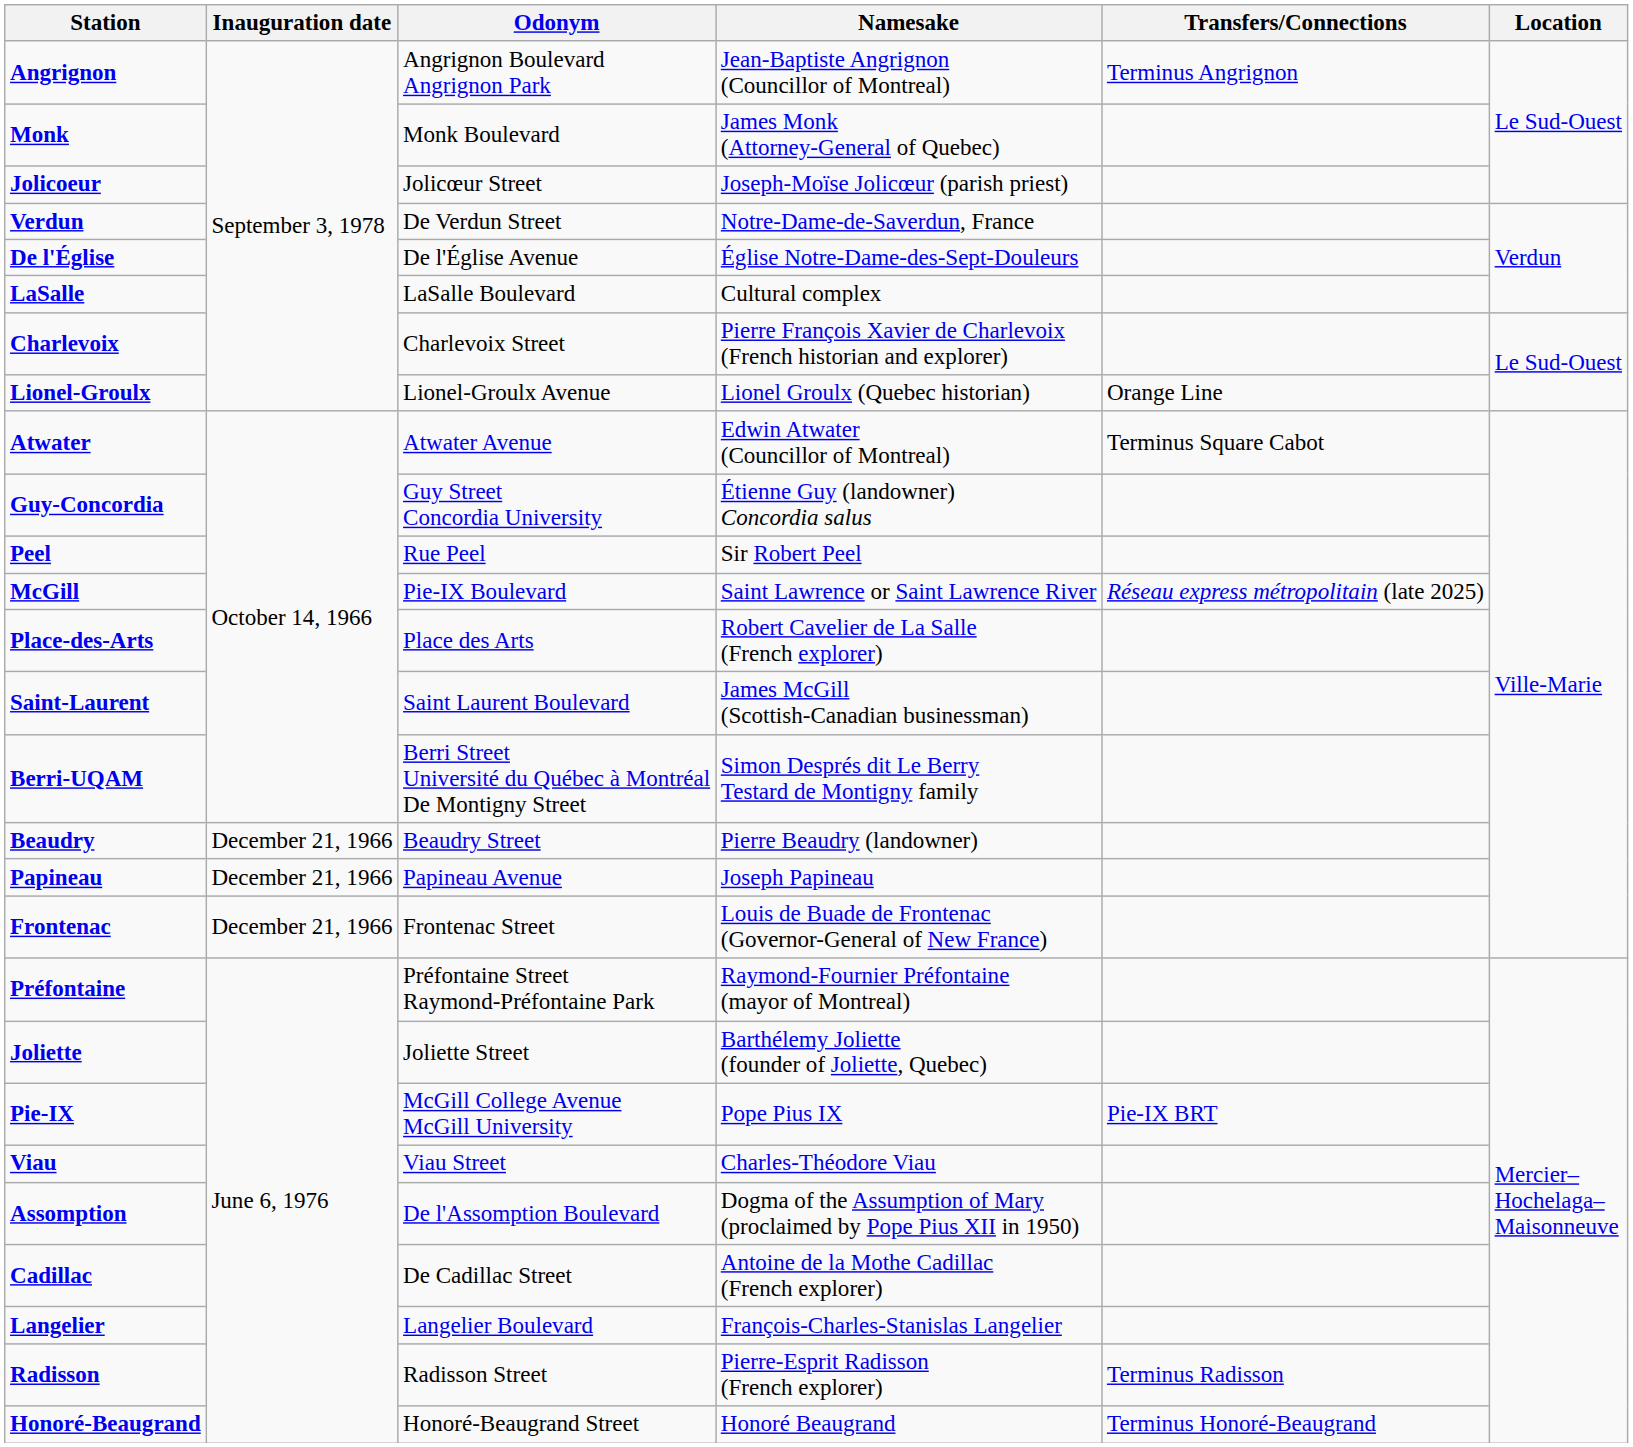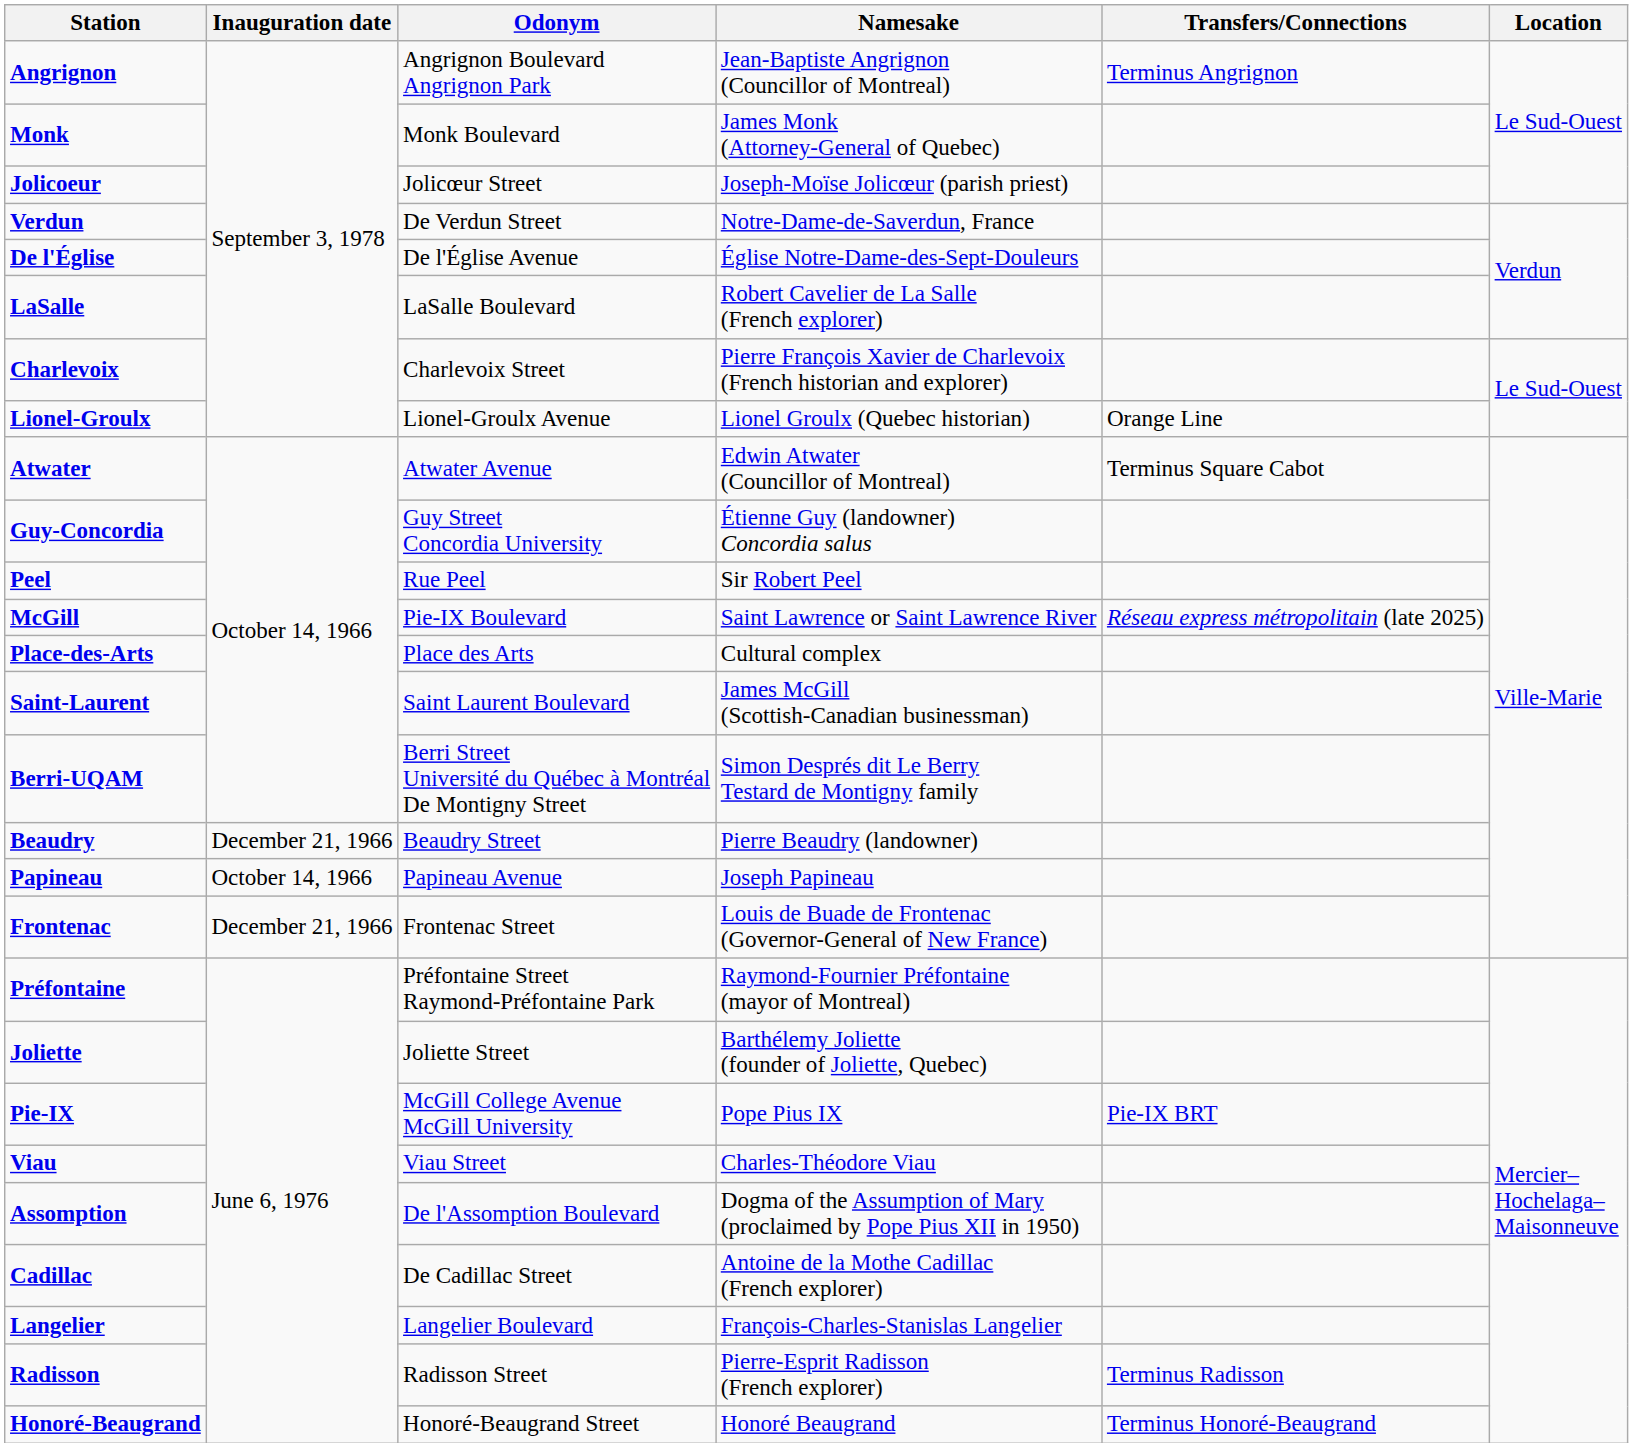(801, 293) Cultural complex -> (849, 306) Robert Cavelier de La Salle (French explorer)
(849, 640) Robert Cavelier de La Salle (French explorer) -> (801, 653) Cultural complex
(302, 877) December 21, 1966 -> (292, 877) October 14, 1966
